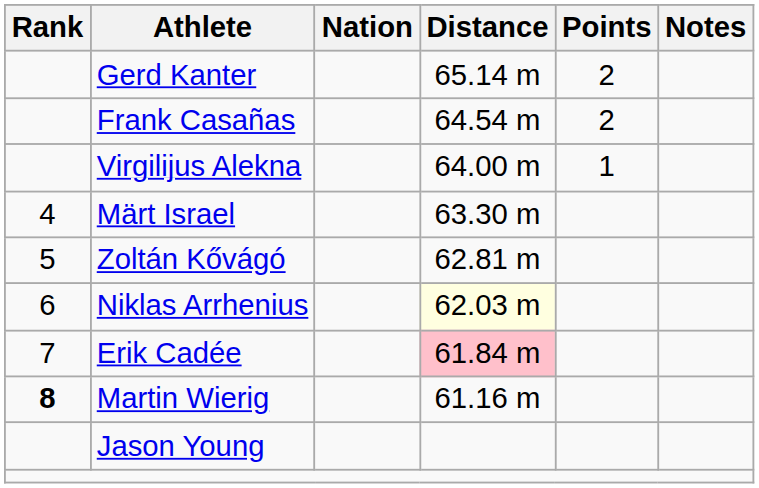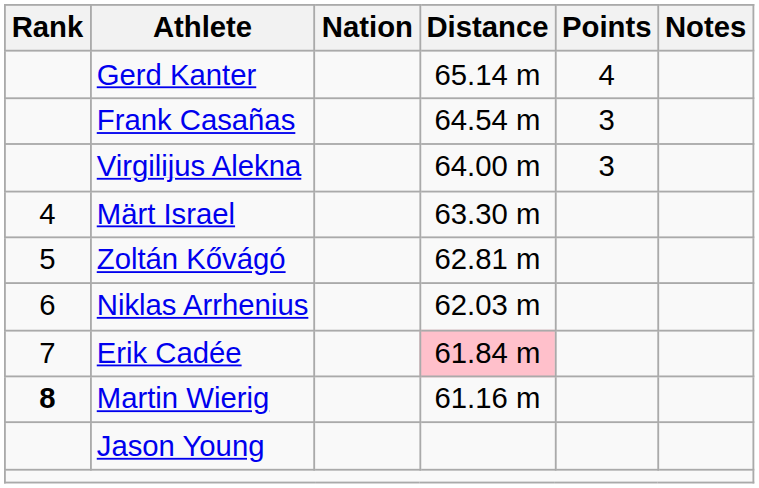(607, 74) 2 -> (607, 74) 4
(607, 120) 2 -> (607, 120) 3
(607, 167) 1 -> (607, 167) 3
(487, 306) lightyellow background -> (487, 306) no background
